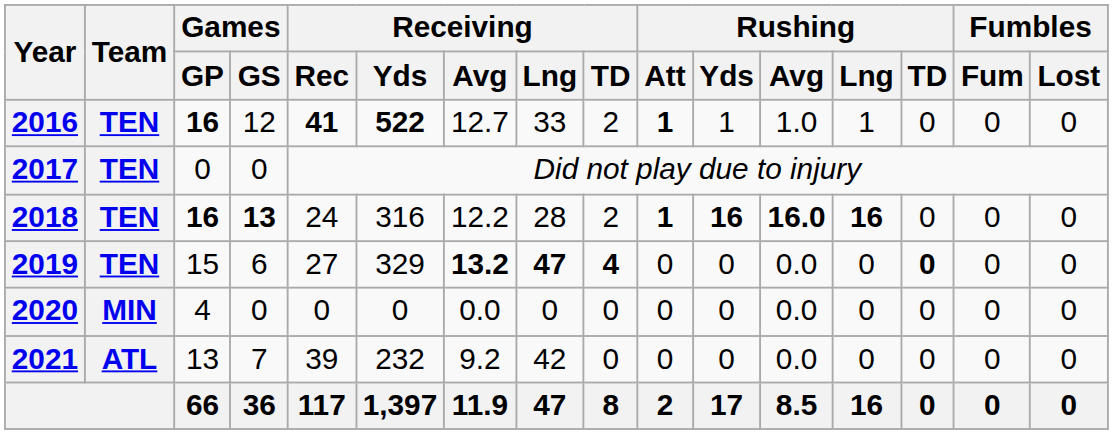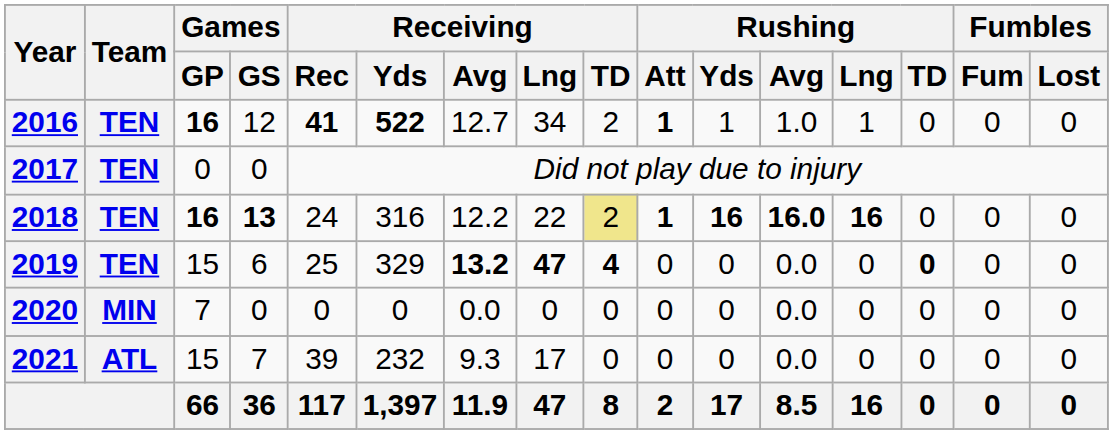(550, 122) 33 -> (550, 122) 34
(550, 216) 28 -> (550, 216) 22
(611, 216) no background -> (611, 216) khaki background
(322, 264) 27 -> (322, 264) 25
(202, 311) 4 -> (202, 311) 7
(202, 358) 13 -> (202, 358) 15
(480, 358) 9.2 -> (480, 358) 9.3
(550, 358) 42 -> (550, 358) 17
